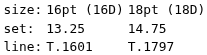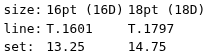rows swapped: (19, 28) <-> (23, 47)
